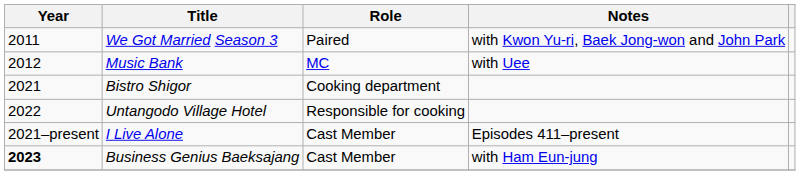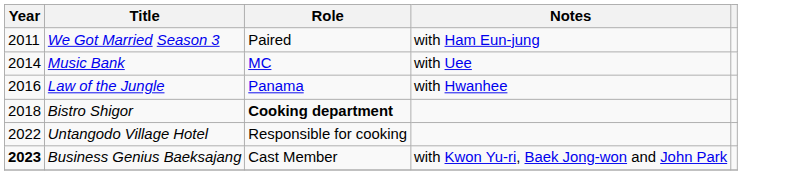(628, 39) with Kwon Yu-ri, Baek Jong-won and John Park -> (477, 39) with Ham Eun-jung
(24, 63) 2012 -> (24, 63) 2014
+ row: (106, 87)
(24, 87) 2021 -> (24, 110) 2018
(373, 87) normal -> (321, 110) bold
- row: (144, 134)
(535, 157) with Ham Eun-jung -> (571, 157) with Kwon Yu-ri, Baek Jong-won and John Park
